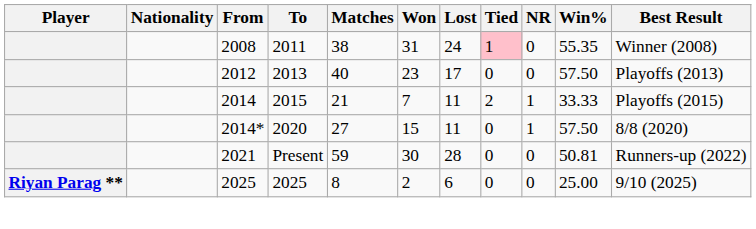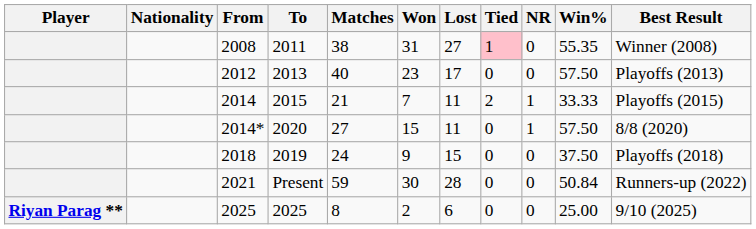(453, 45) 24 -> (453, 45) 27
+ row: (239, 155)
(578, 155) 50.81 -> (578, 182) 50.84
